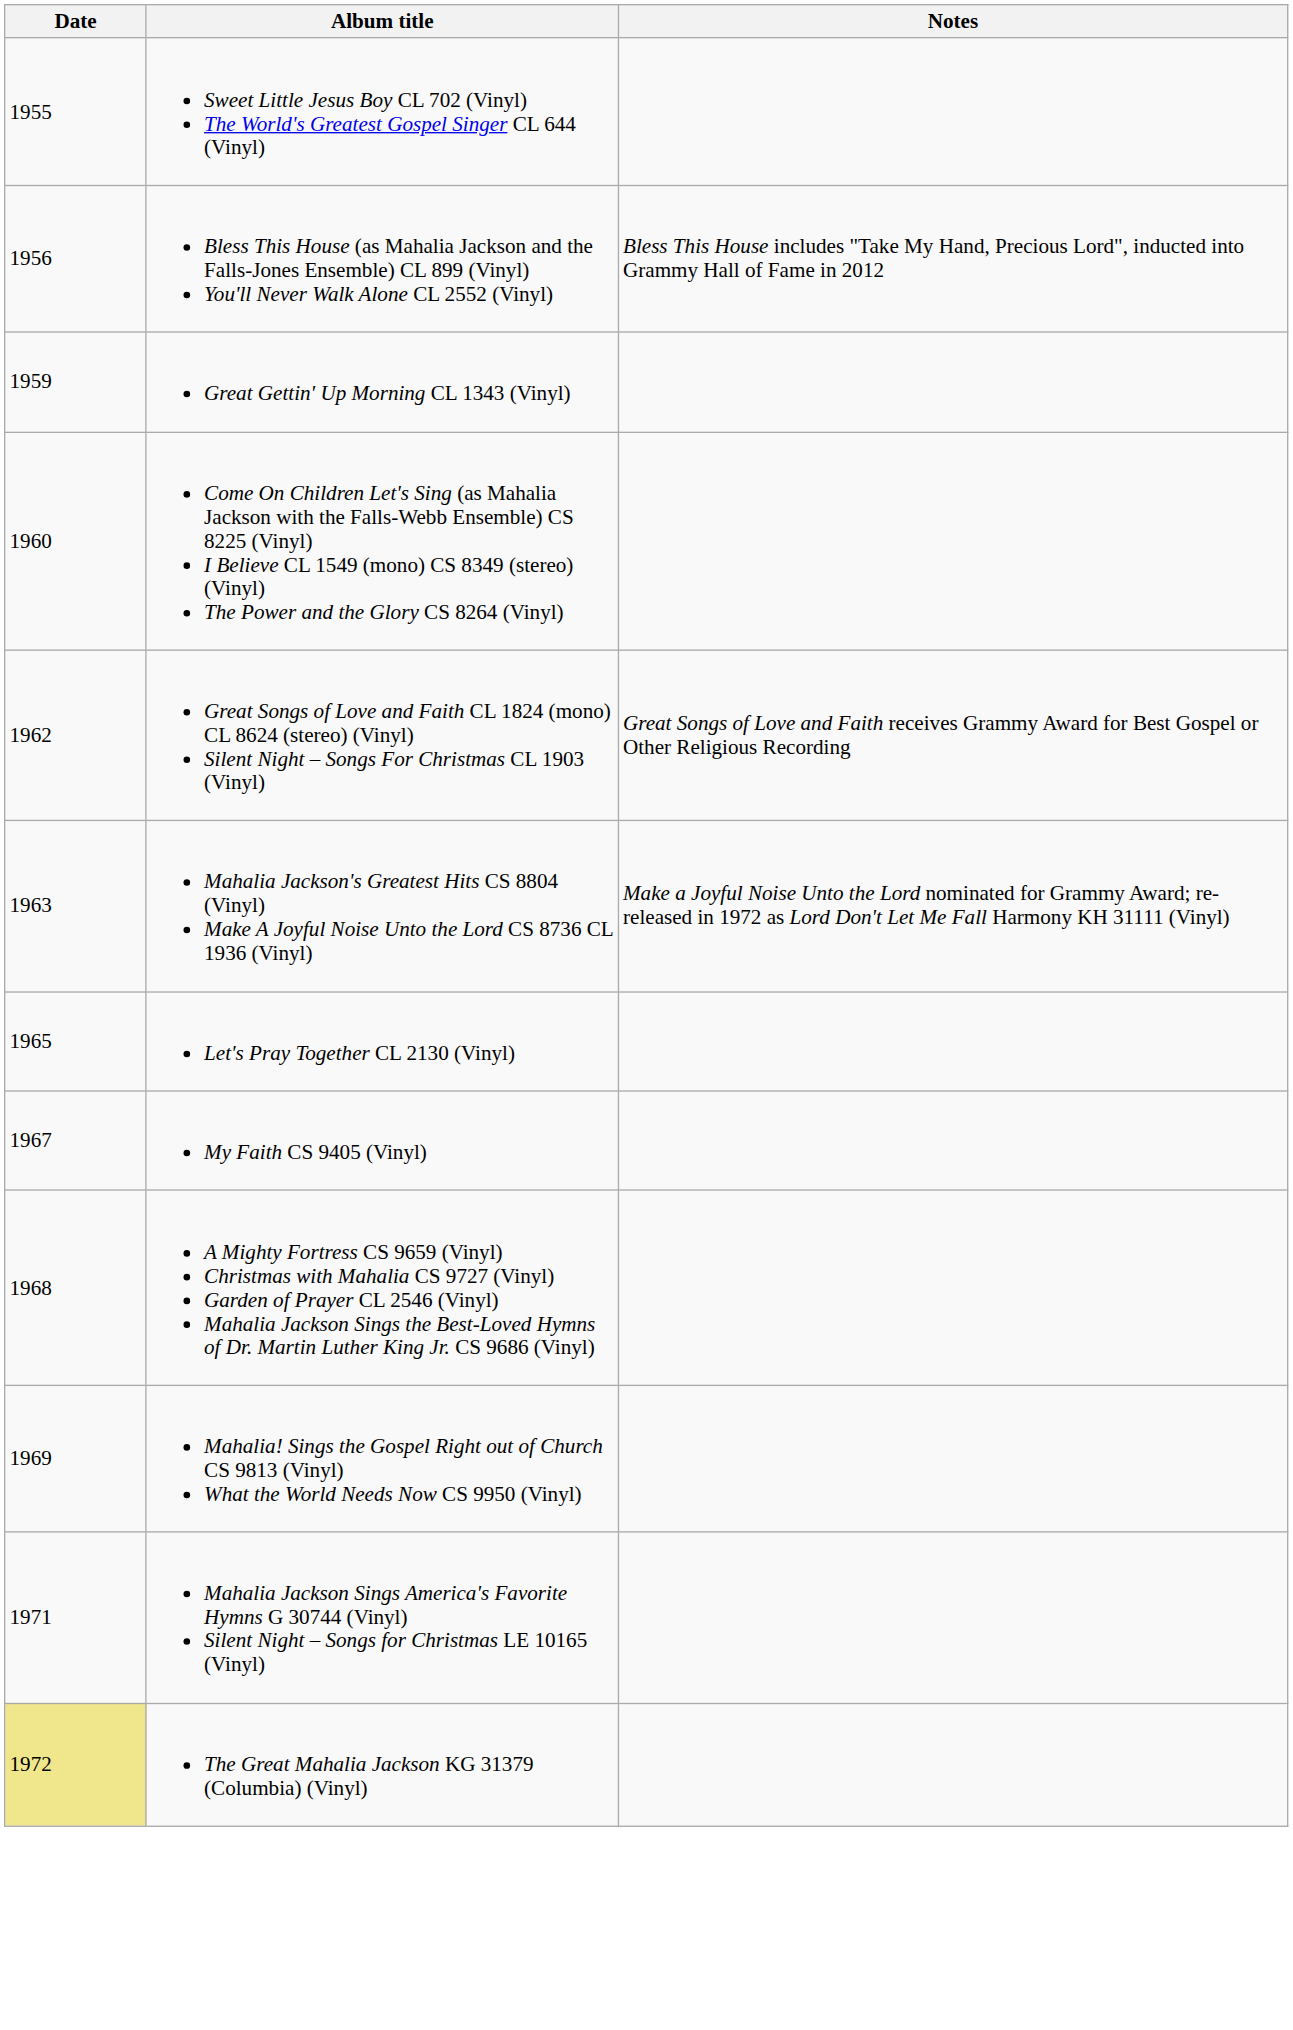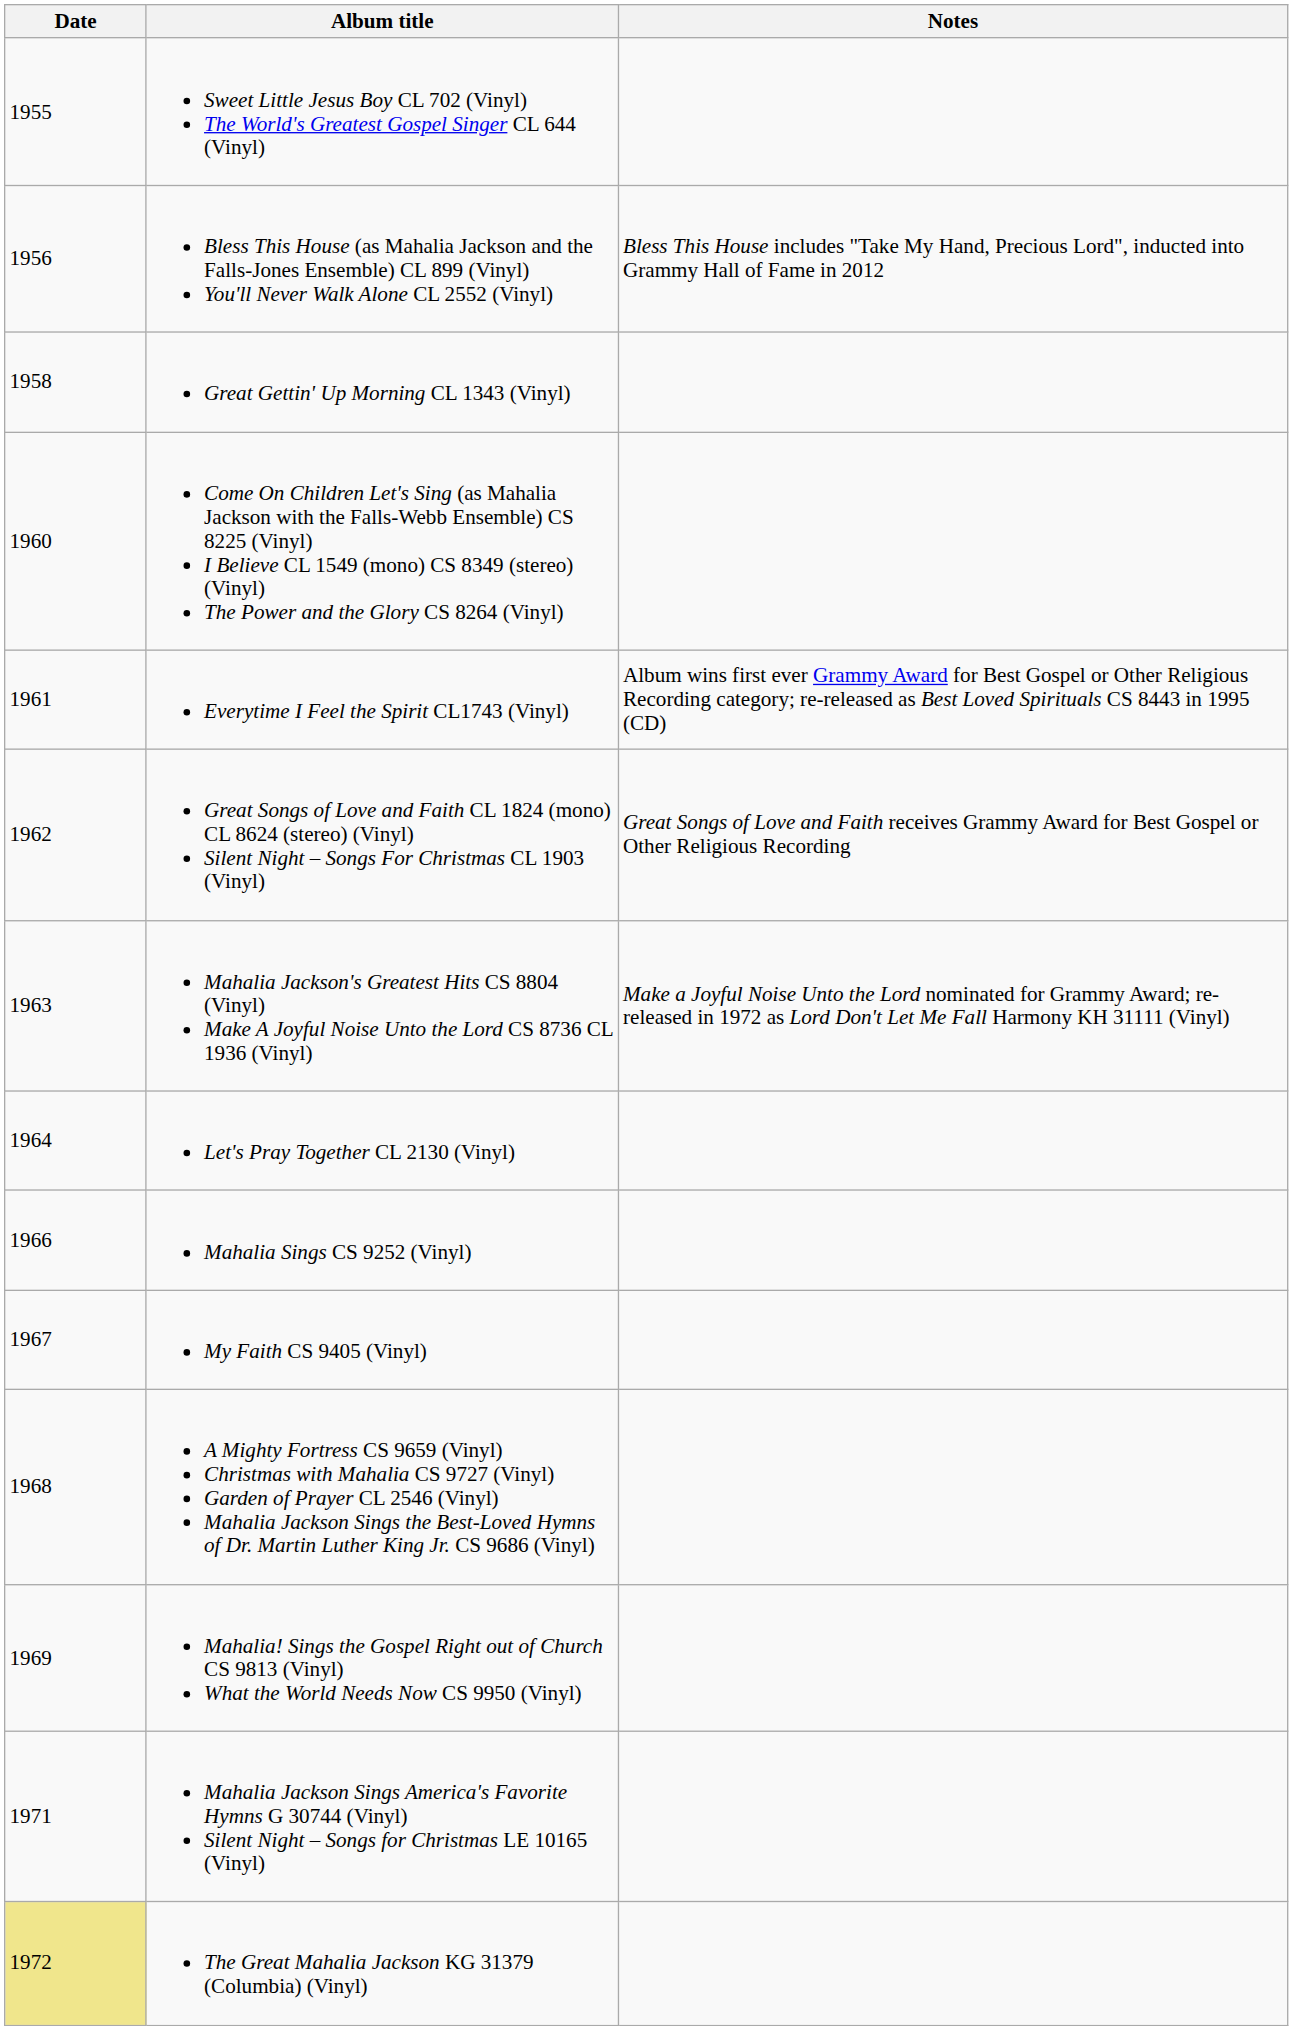(31, 381) 1959 -> (31, 381) 1958
+ row: (382, 712)
(31, 1041) 1965 -> (31, 1140) 1964
+ row: (382, 1252)
